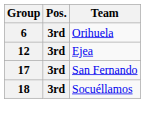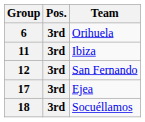+ row: (24, 51)
(83, 51) Ejea -> (105, 70) San Fernando
(105, 70) San Fernando -> (83, 88) Ejea
